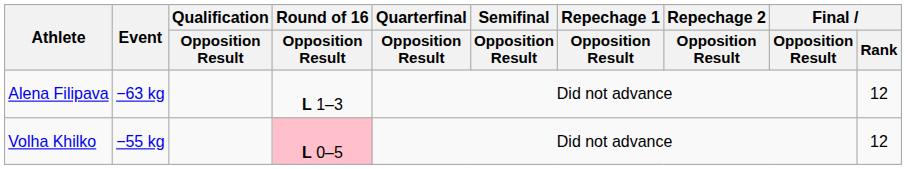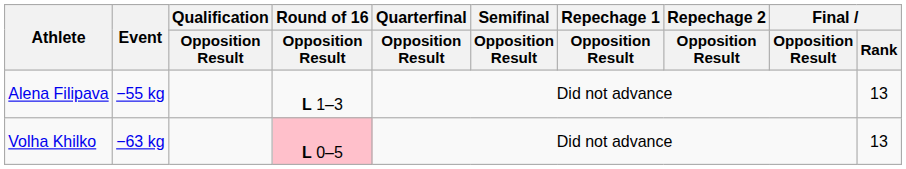(140, 94) −63 kg -> (140, 94) −55 kg
(879, 94) 12 -> (879, 94) 13
(140, 142) −55 kg -> (140, 142) −63 kg
(879, 142) 12 -> (879, 142) 13
